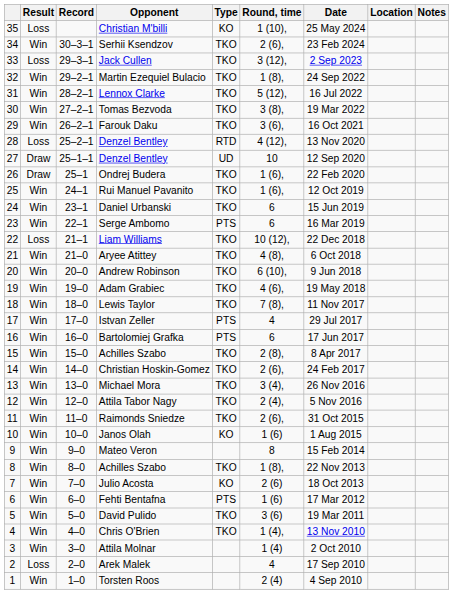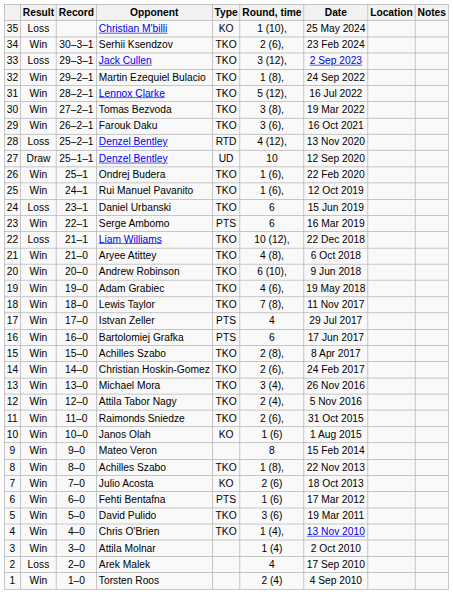(38, 175) Draw -> (38, 175) Win
(38, 207) Win -> (38, 207) Loss
